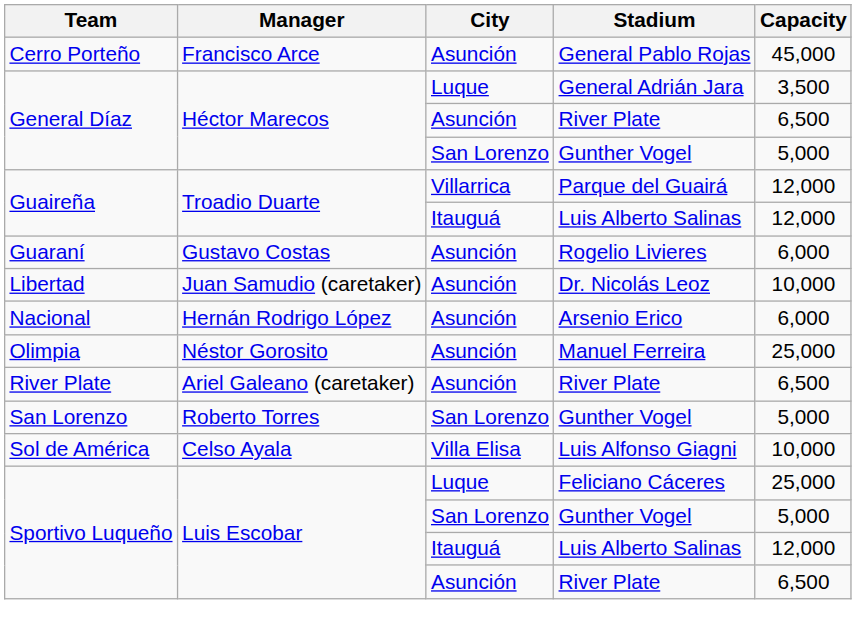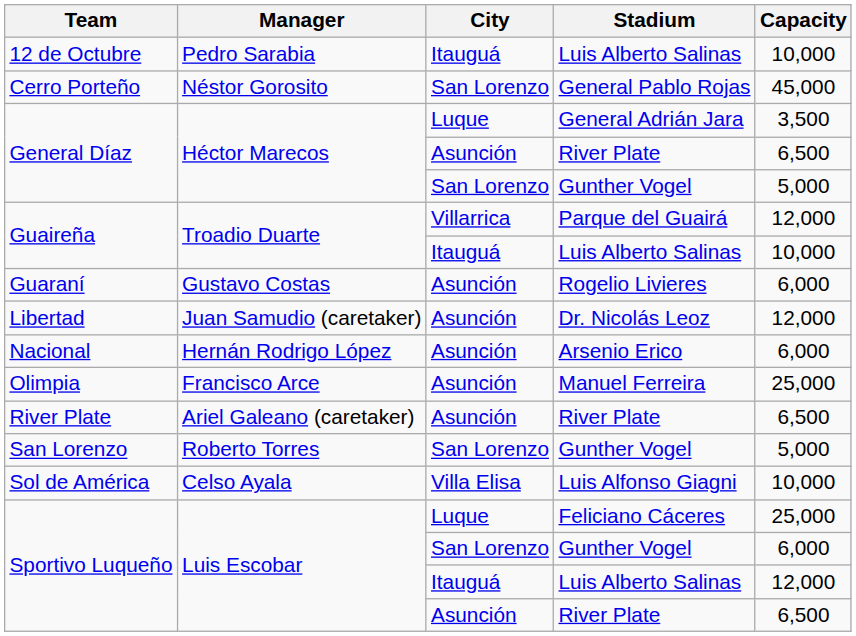+ row: (75, 53)
(251, 53) Francisco Arce -> (255, 86) Néstor Gorosito
(474, 53) Asunción -> (490, 86) San Lorenzo
(803, 218) 12,000 -> (803, 251) 10,000
(803, 284) 10,000 -> (803, 317) 12,000
(255, 350) Néstor Gorosito -> (251, 383) Francisco Arce
(803, 515) 5,000 -> (803, 548) 6,000
